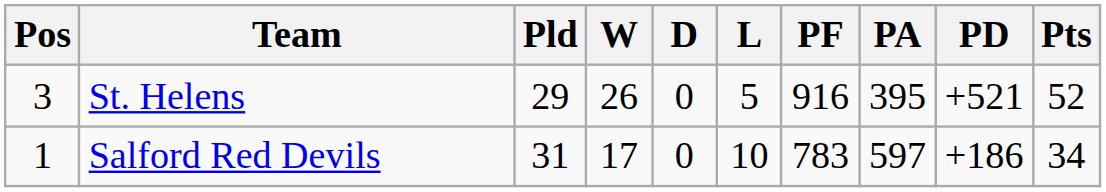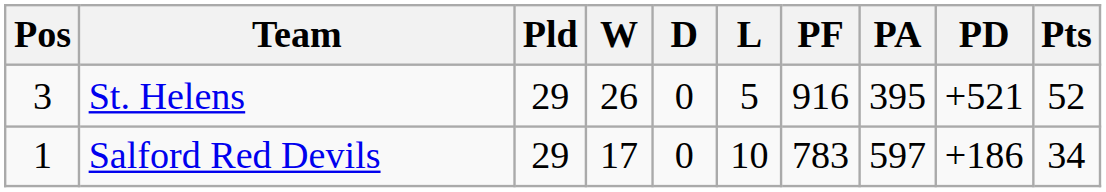(550, 155) 31 -> (550, 155) 29
